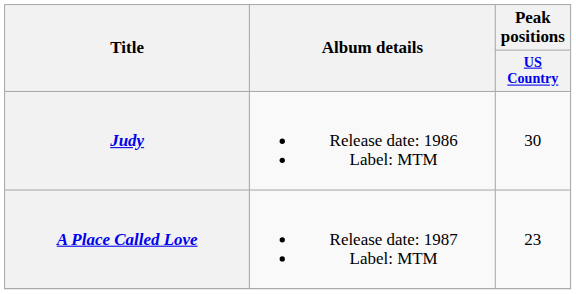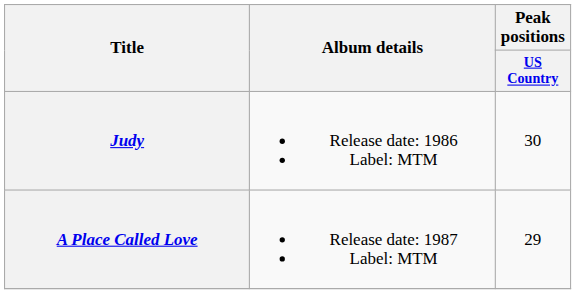(533, 239) 23 -> (533, 239) 29
